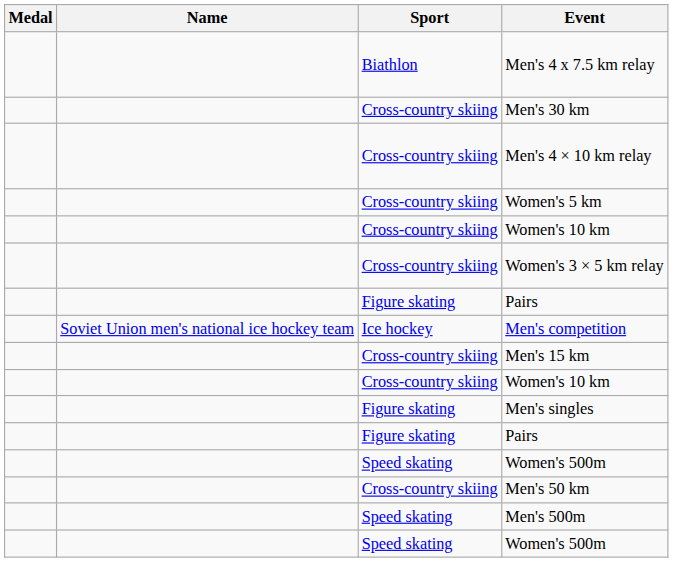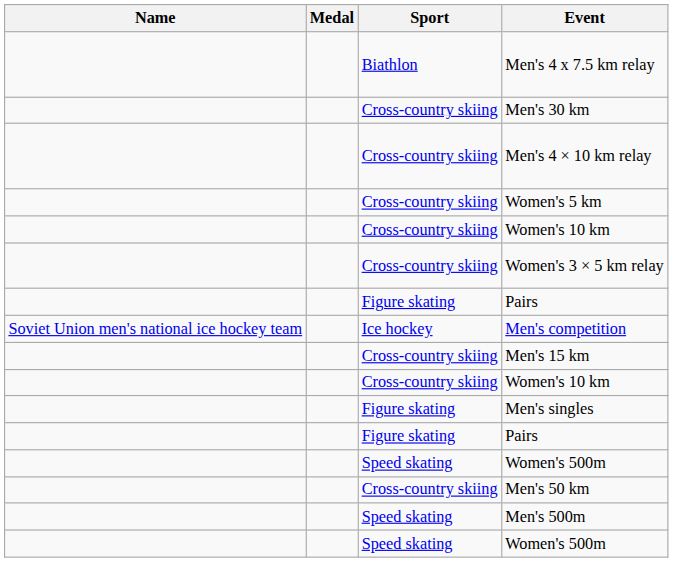columns swapped: (31, 18) <-> (207, 18)
